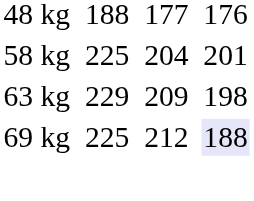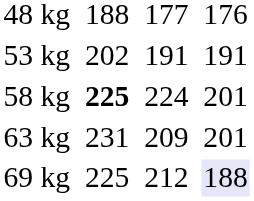+ row: (37, 55)
(107, 55) normal -> (107, 96) bold
(166, 55) 204 -> (166, 96) 224
(107, 96) 229 -> (107, 136) 231
(226, 96) 198 -> (226, 136) 201
